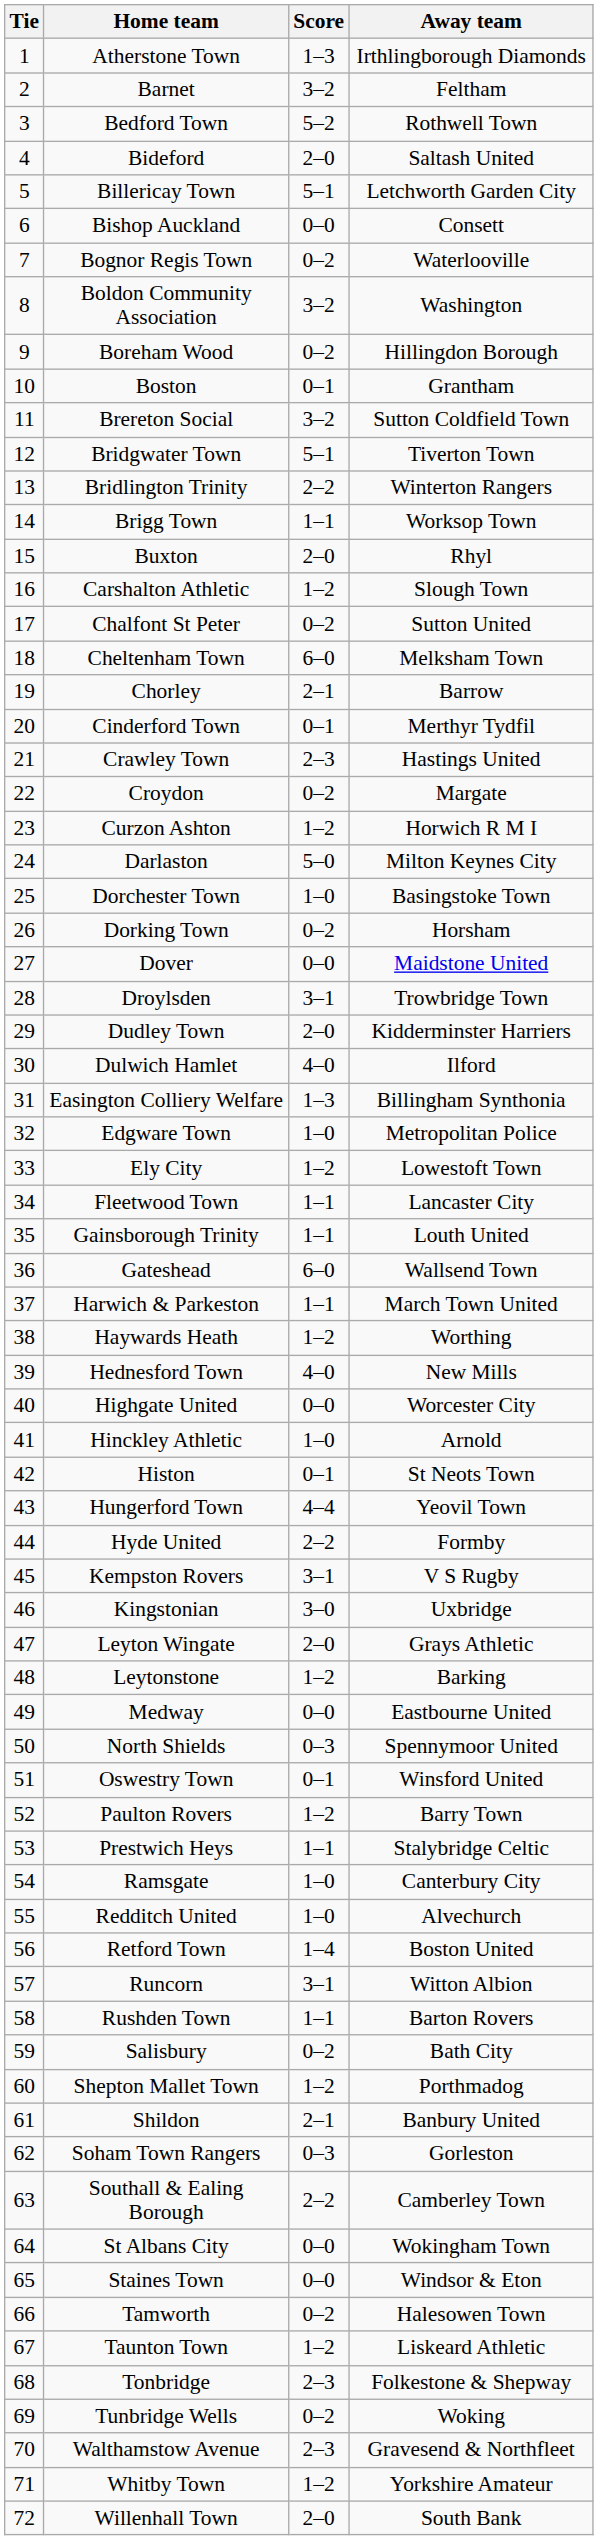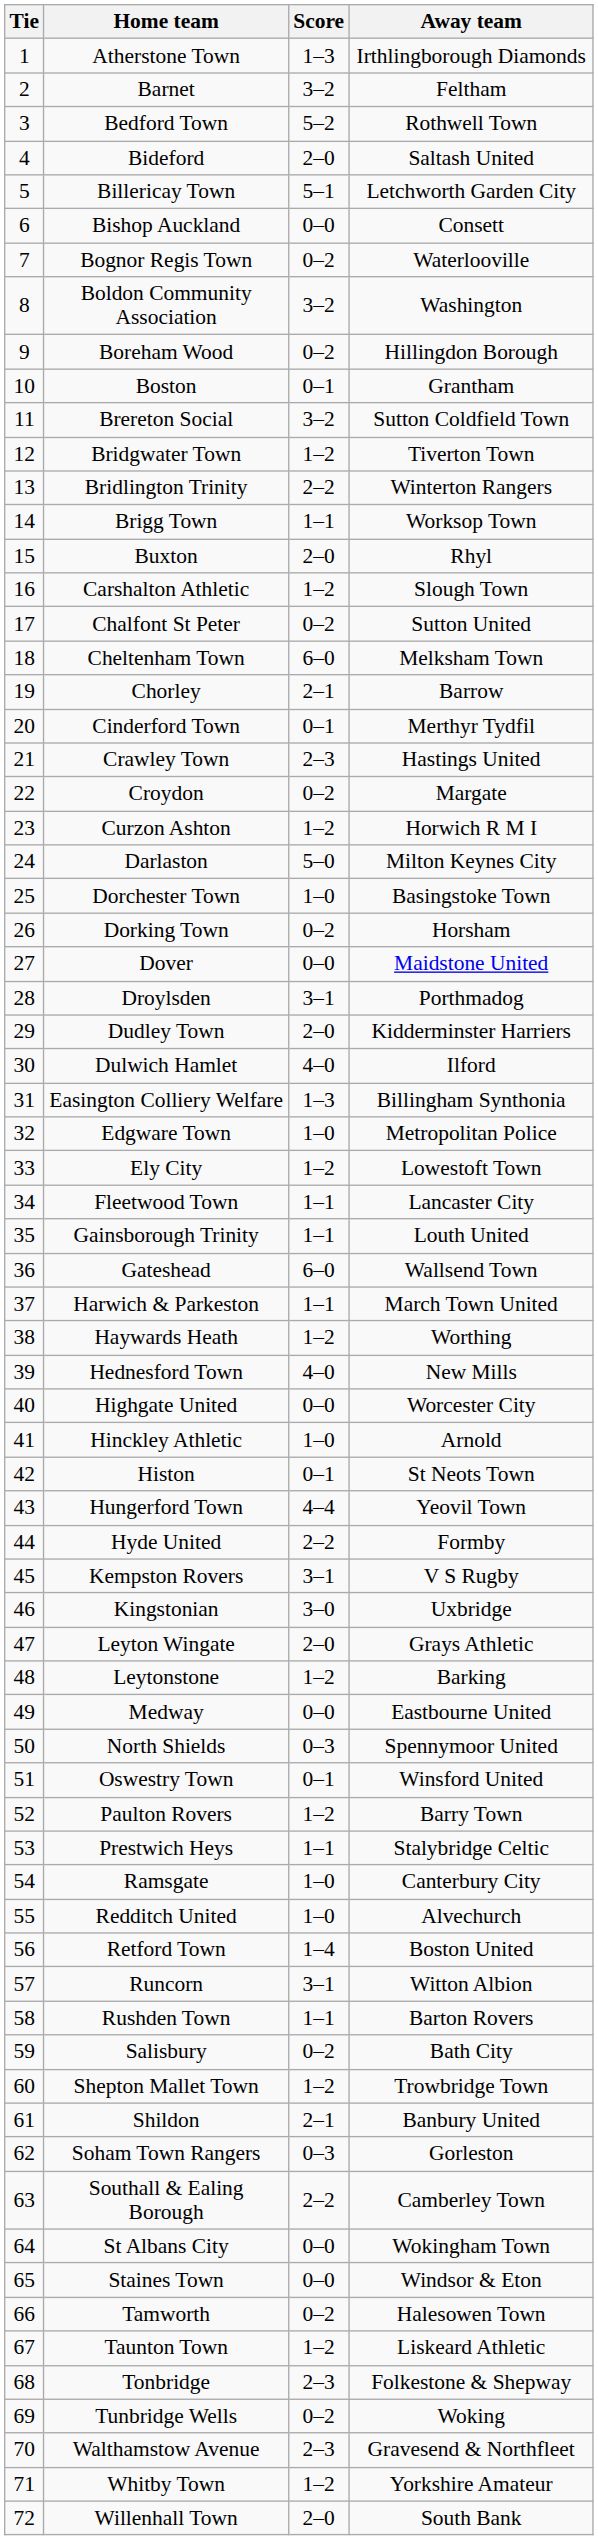(319, 453) 5–1 -> (319, 453) 1–2
(471, 997) Trowbridge Town -> (471, 997) Porthmadog
(471, 2085) Porthmadog -> (471, 2085) Trowbridge Town
